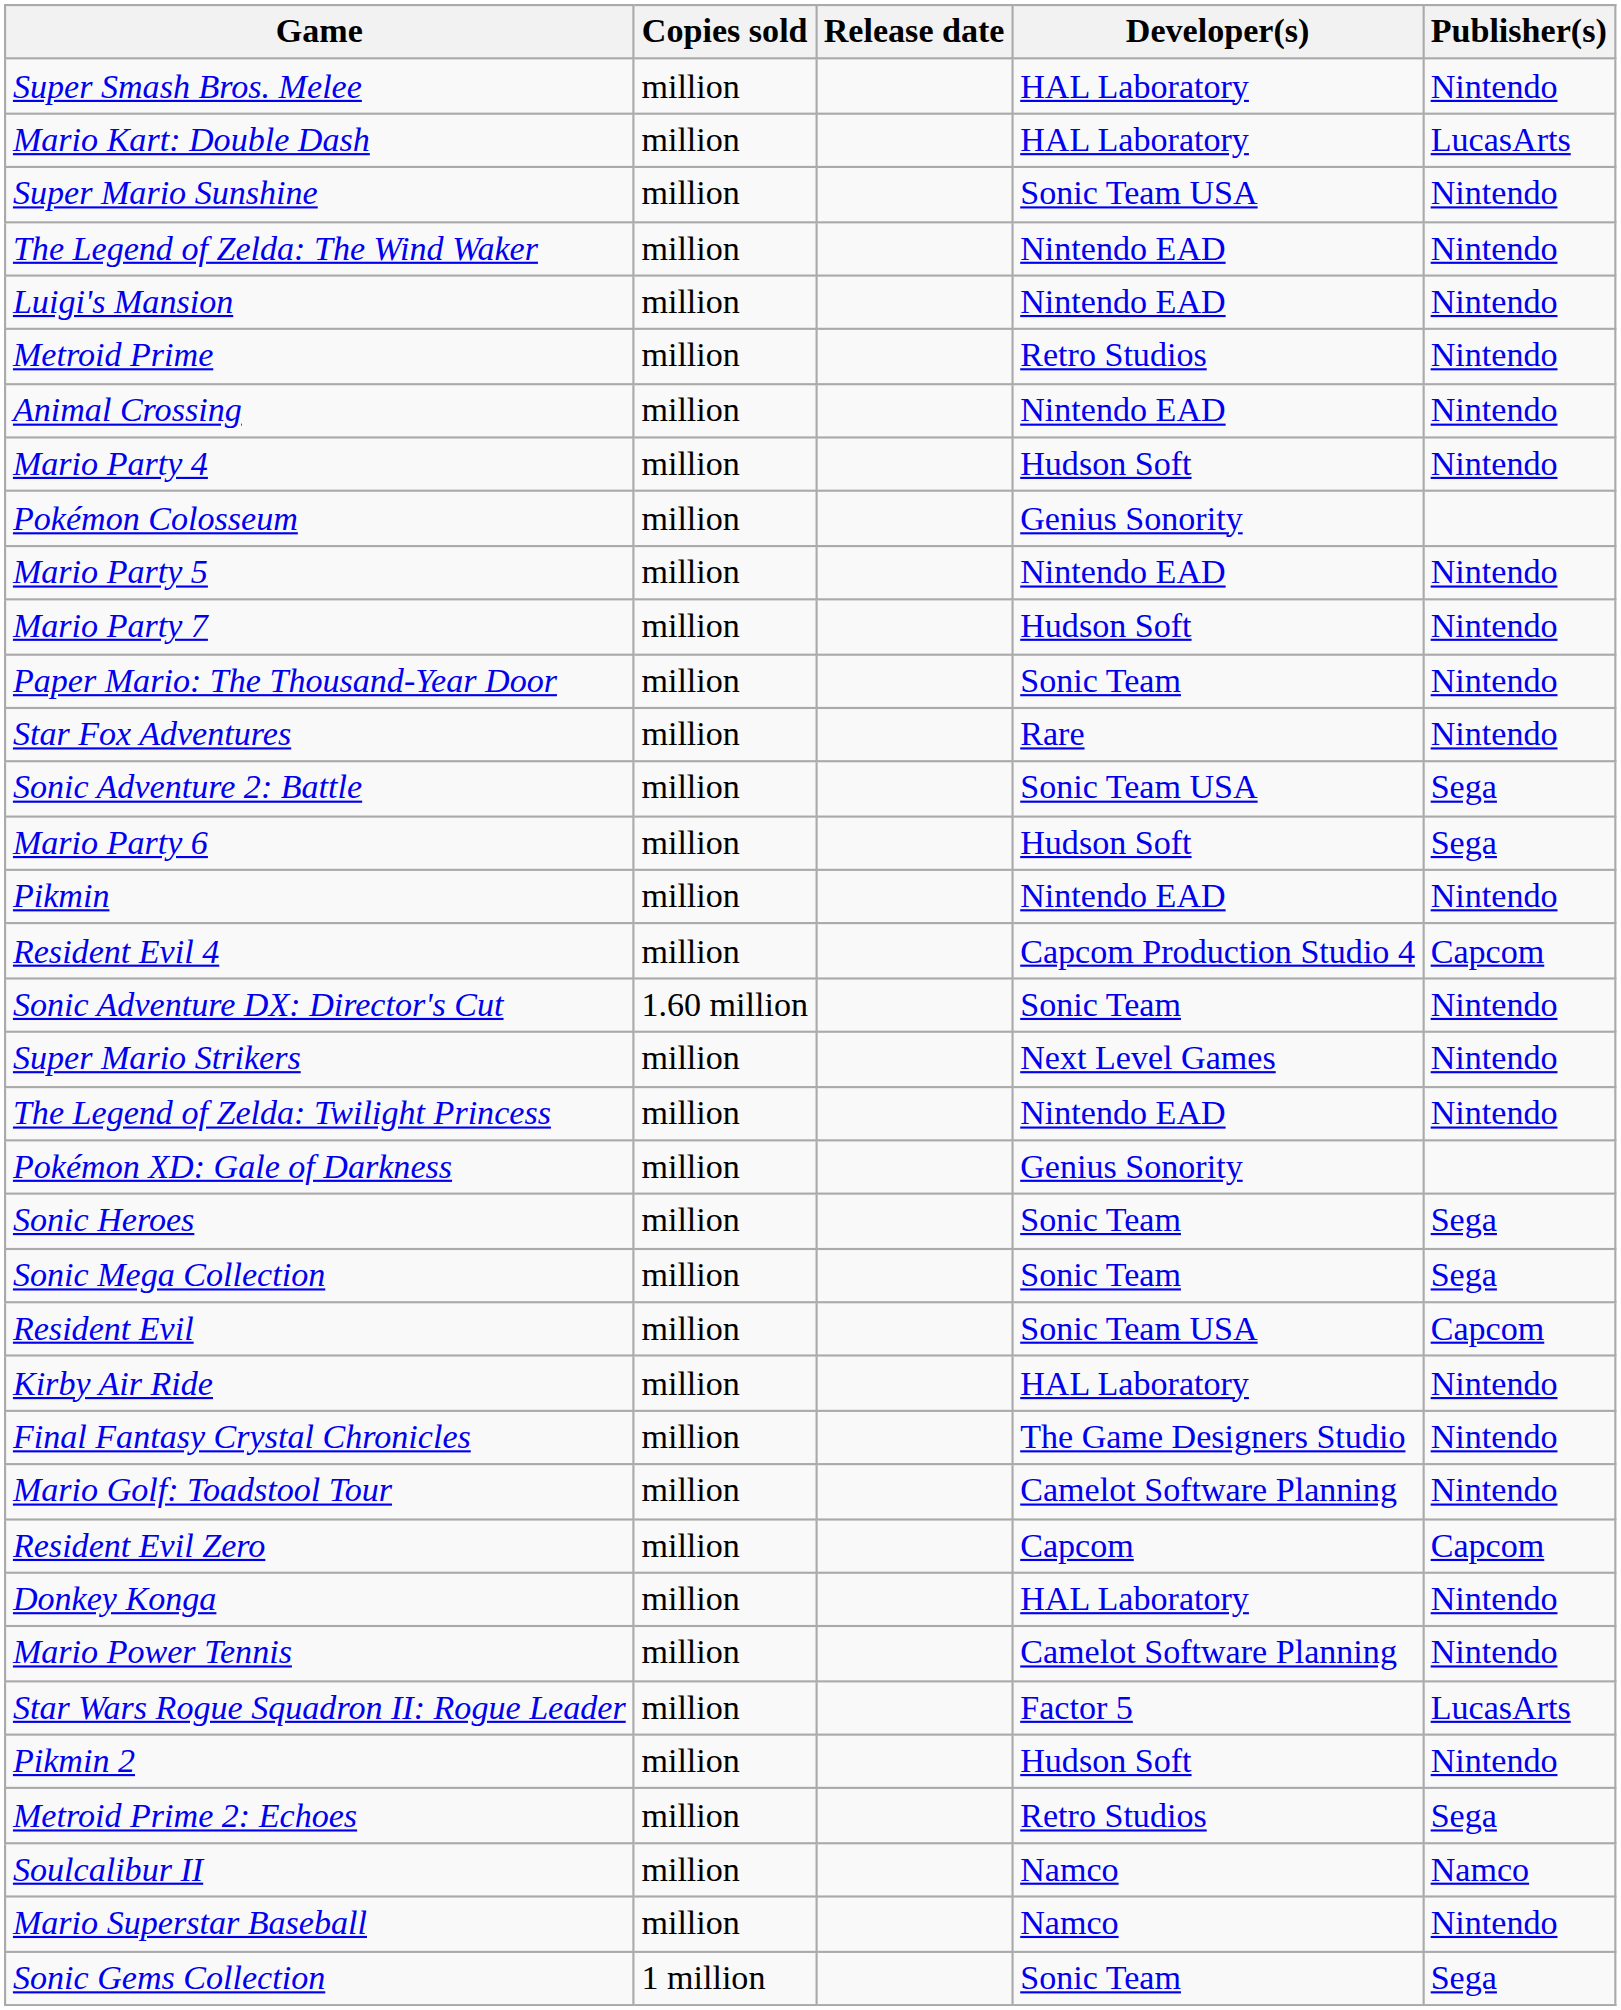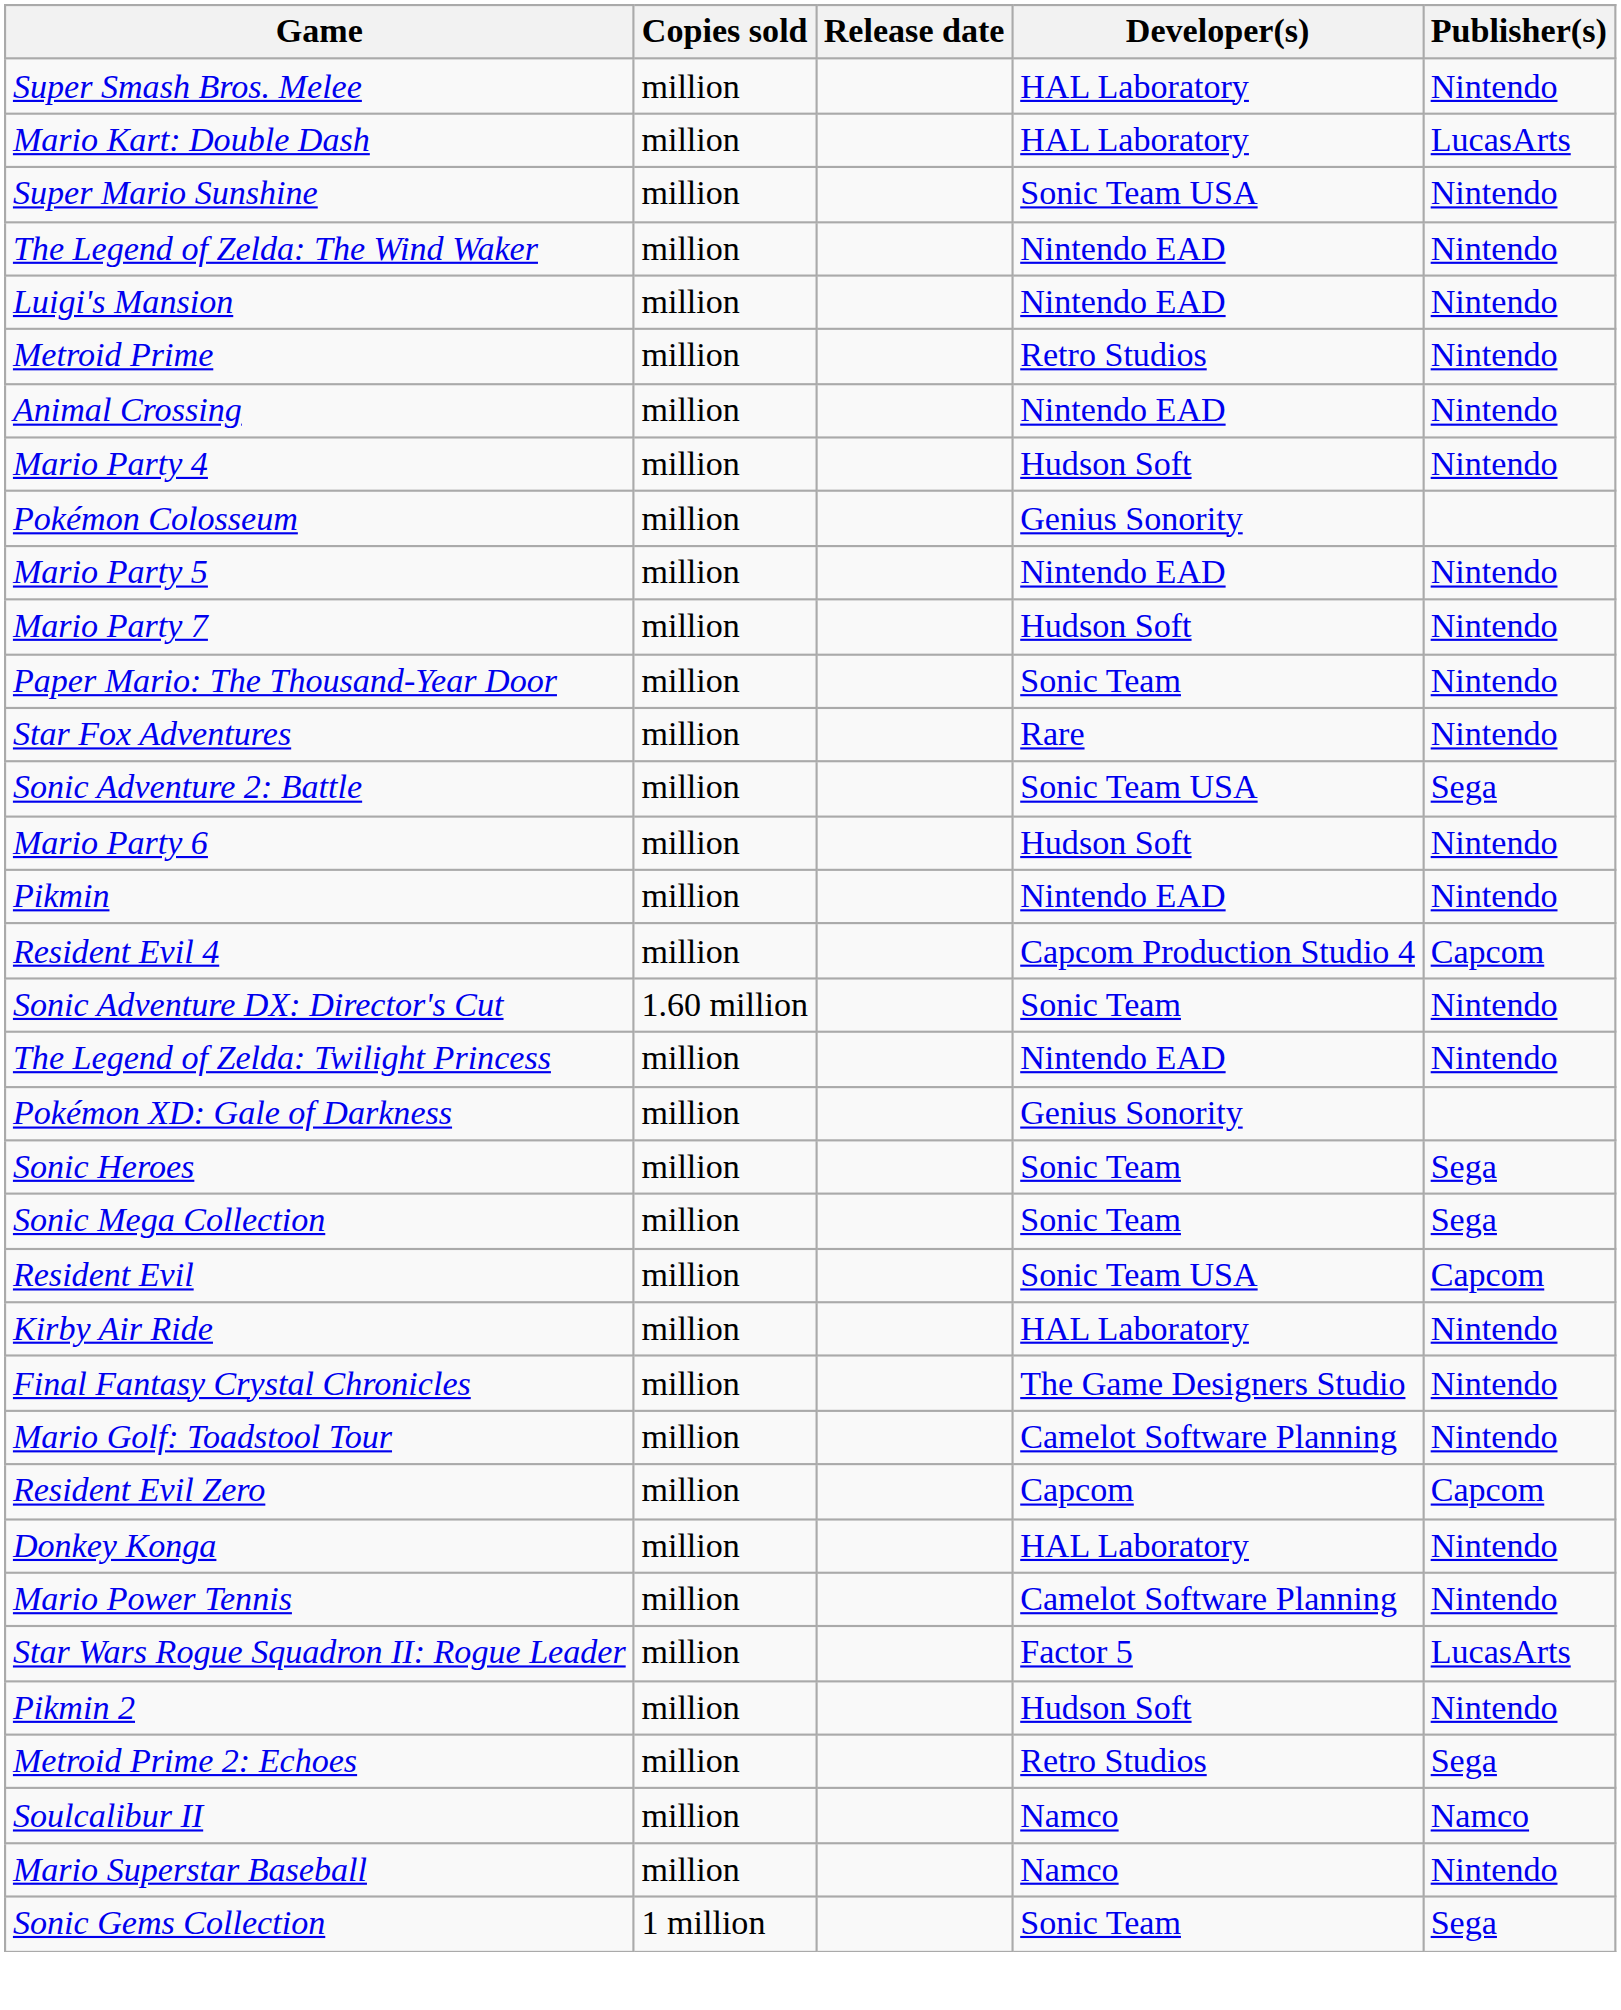(1464, 842) Sega -> (1494, 842) Nintendo
- row: (157, 1058)
